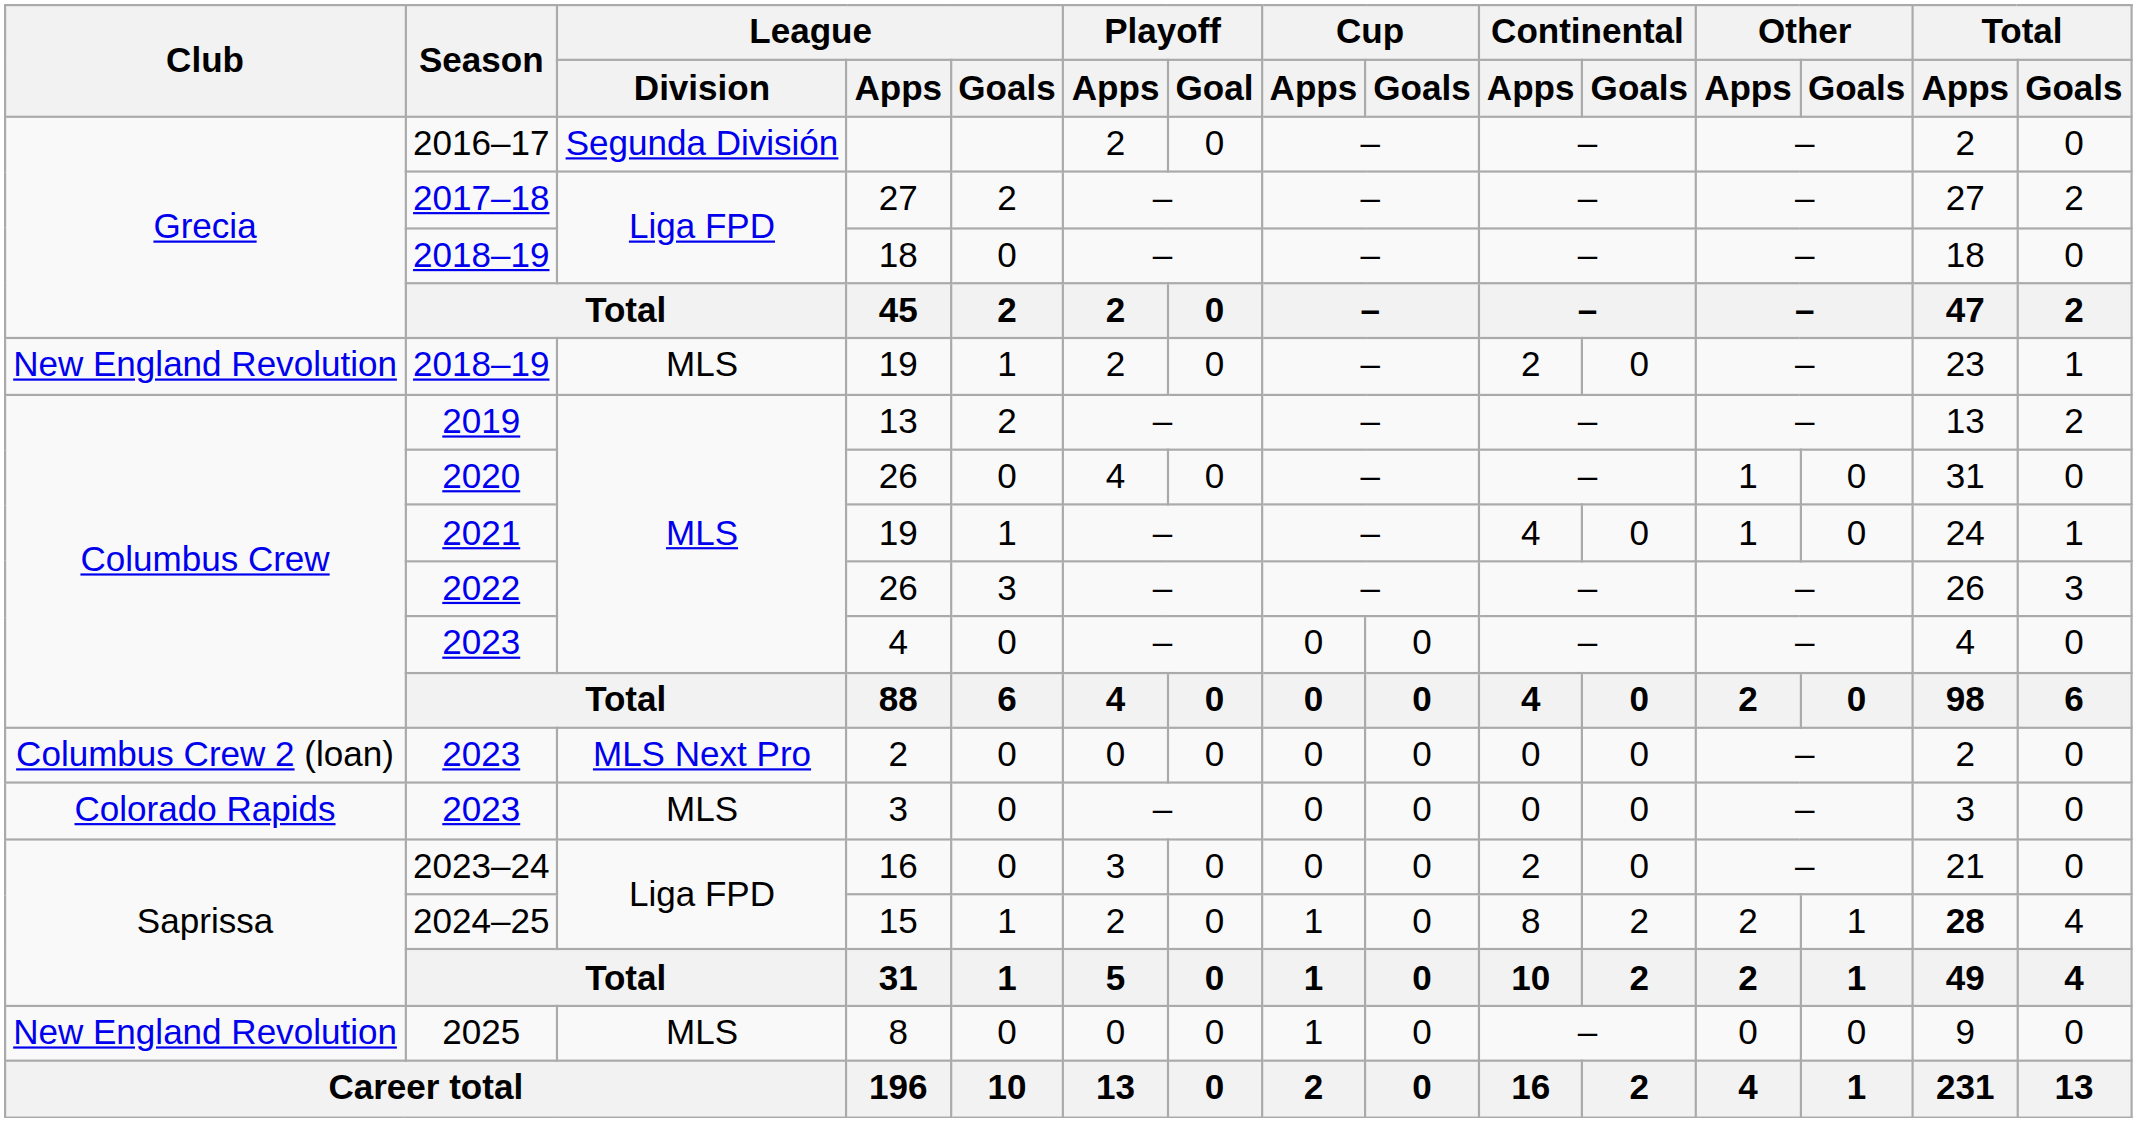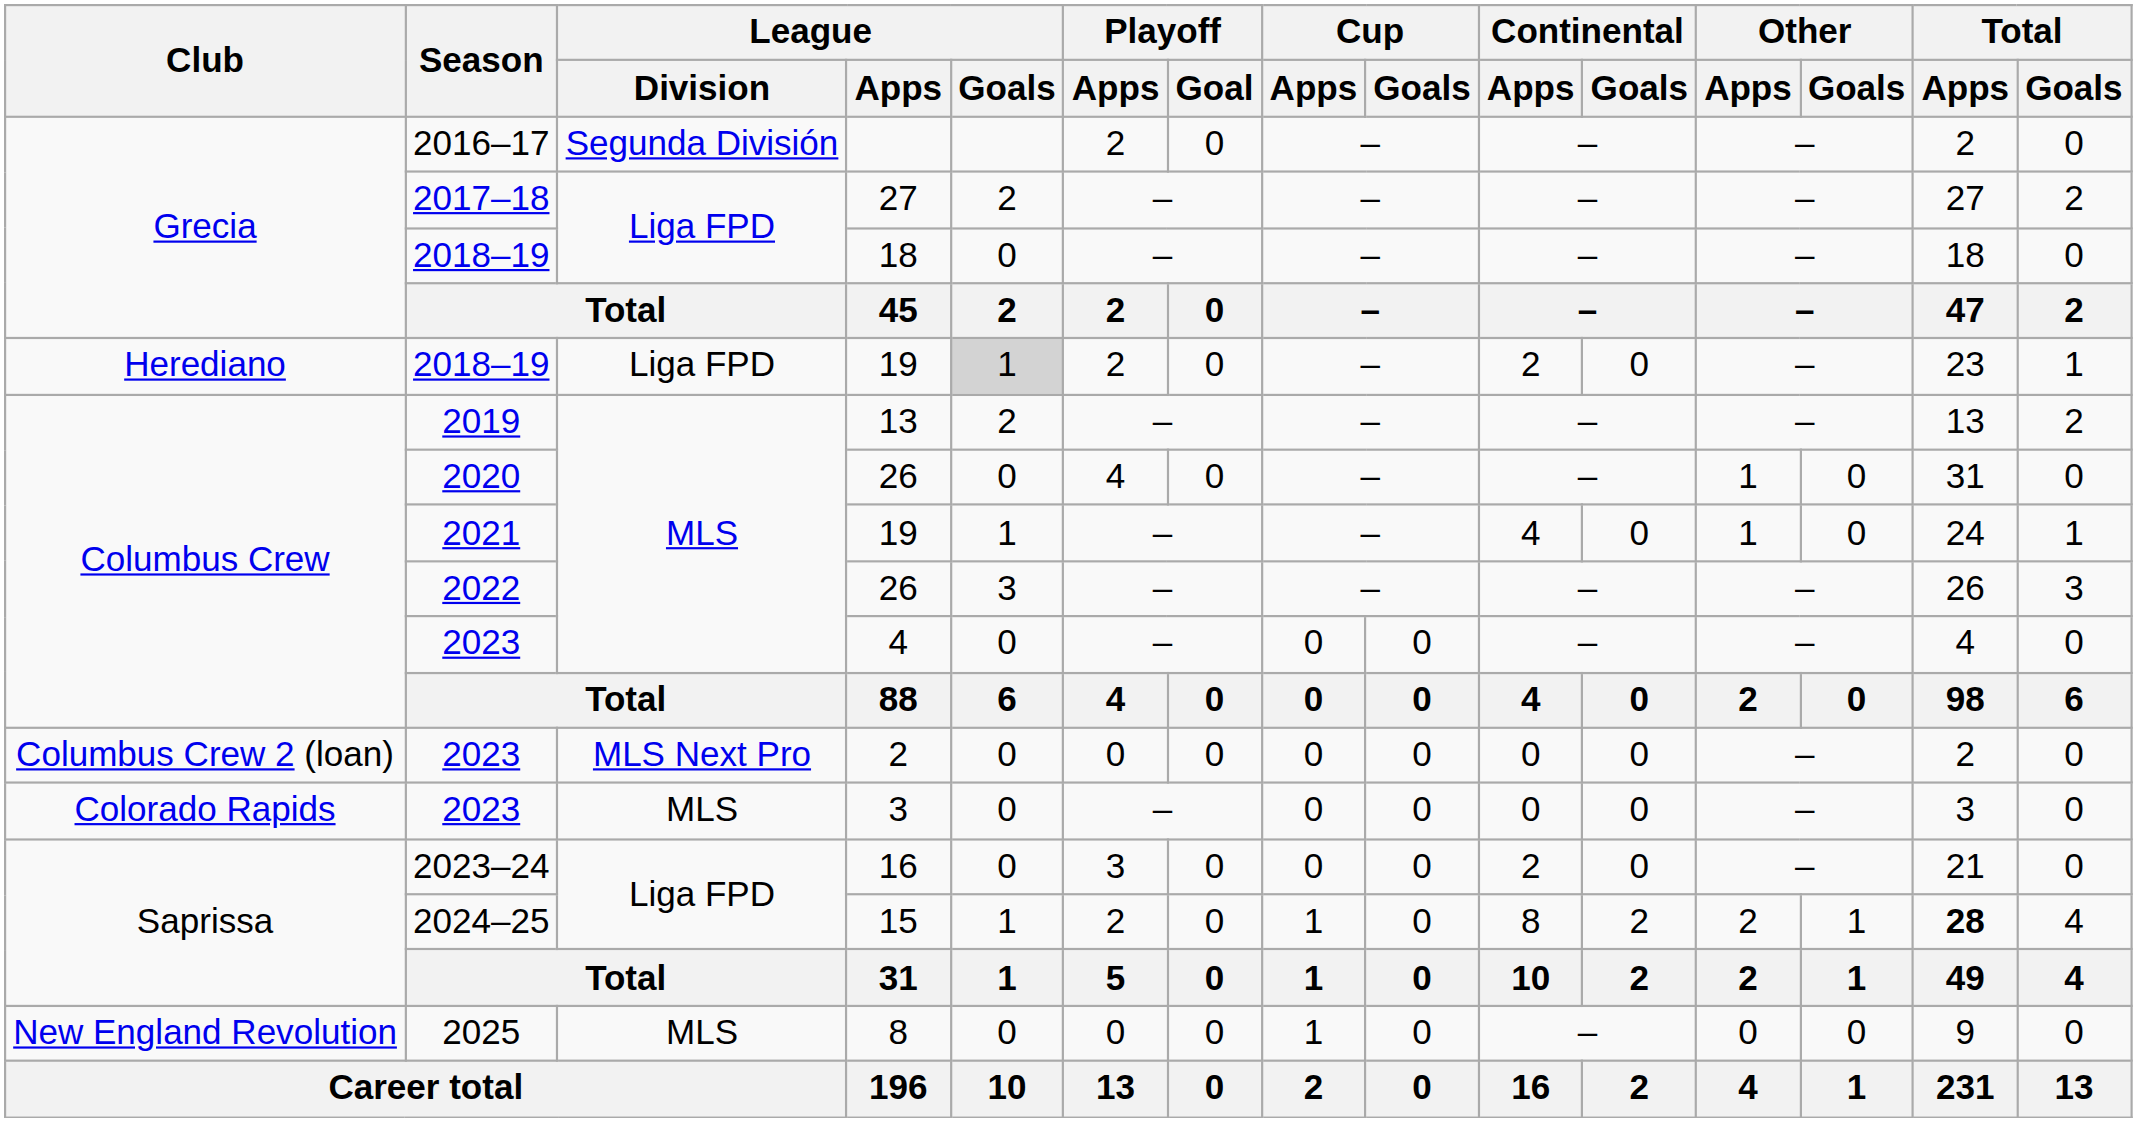(205, 365) New England Revolution -> (205, 365) Herediano
(702, 365) MLS -> (702, 365) Liga FPD
(1007, 365) no background -> (1007, 365) lightgrey background
